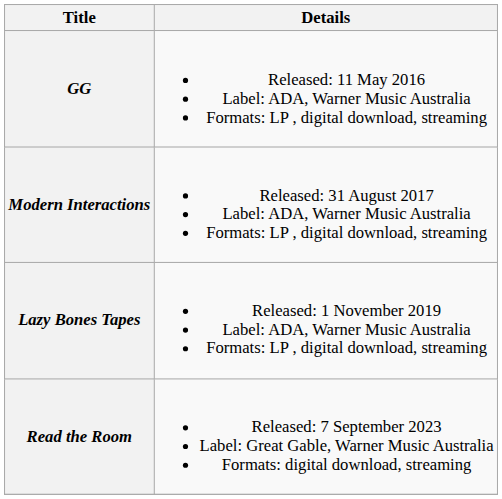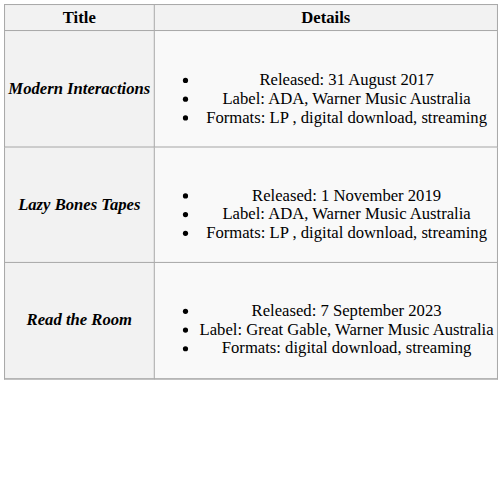- row: (79, 88)
